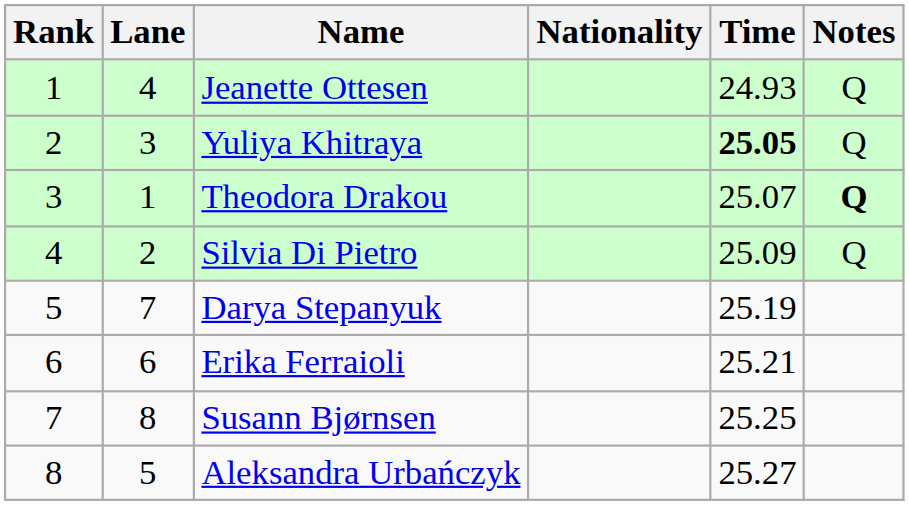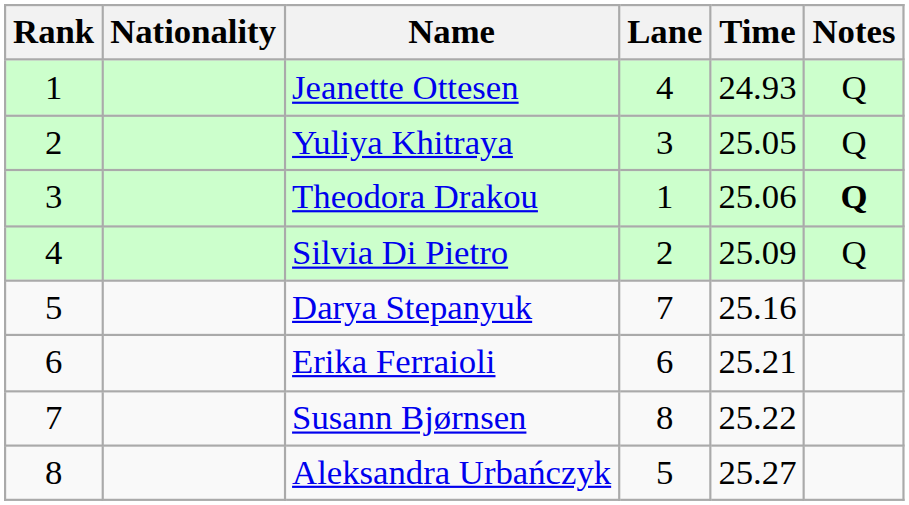columns swapped: (148, 32) <-> (619, 32)
(757, 142) bold -> (757, 142) normal
(757, 197) 25.07 -> (757, 197) 25.06
(757, 307) 25.19 -> (757, 307) 25.16
(757, 417) 25.25 -> (757, 417) 25.22
